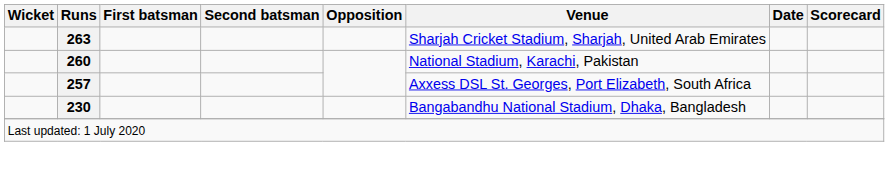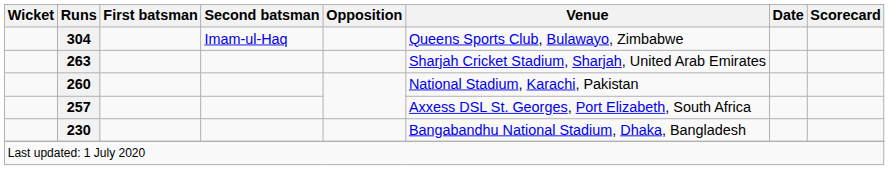+ row: (79, 38)
